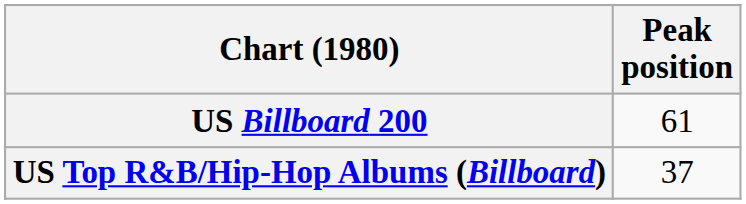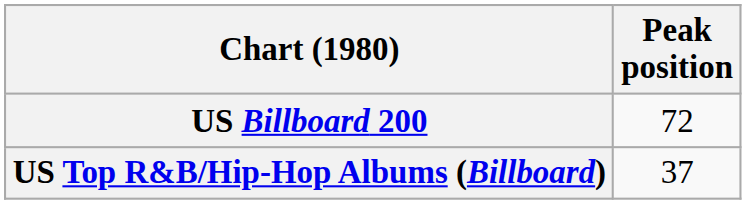(677, 119) 61 -> (677, 119) 72
